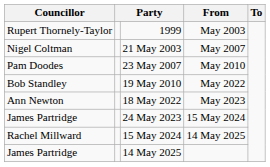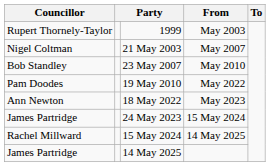(35, 65) Pam Doodes -> (37, 65) Bob Standley
(37, 83) Bob Standley -> (35, 83) Pam Doodes
